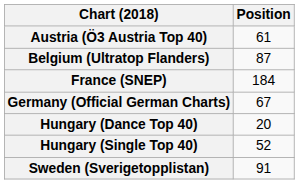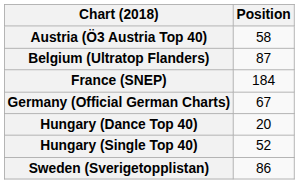(264, 37) 61 -> (264, 37) 58
(264, 168) 91 -> (264, 168) 86
